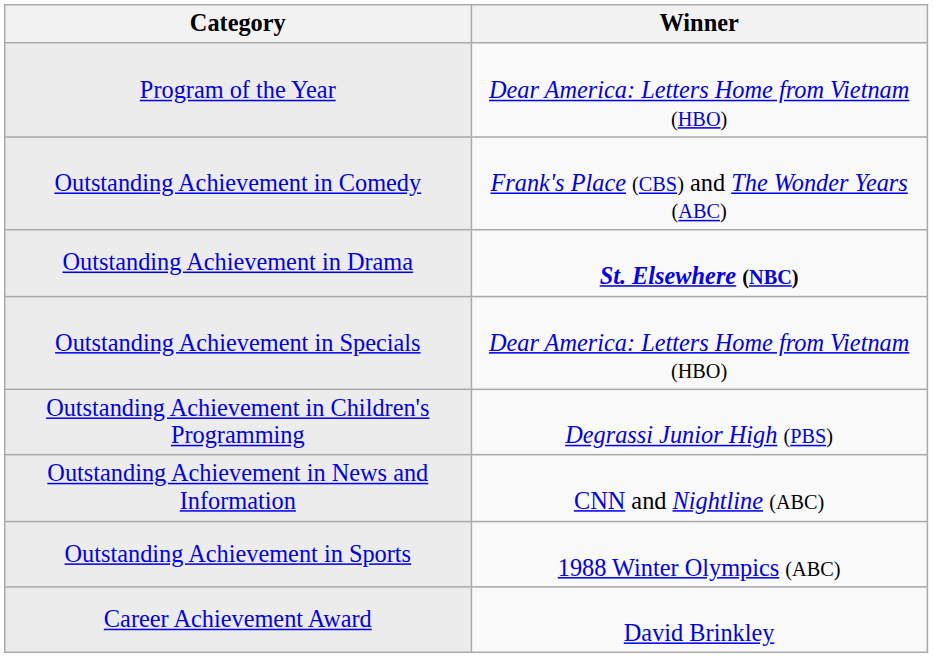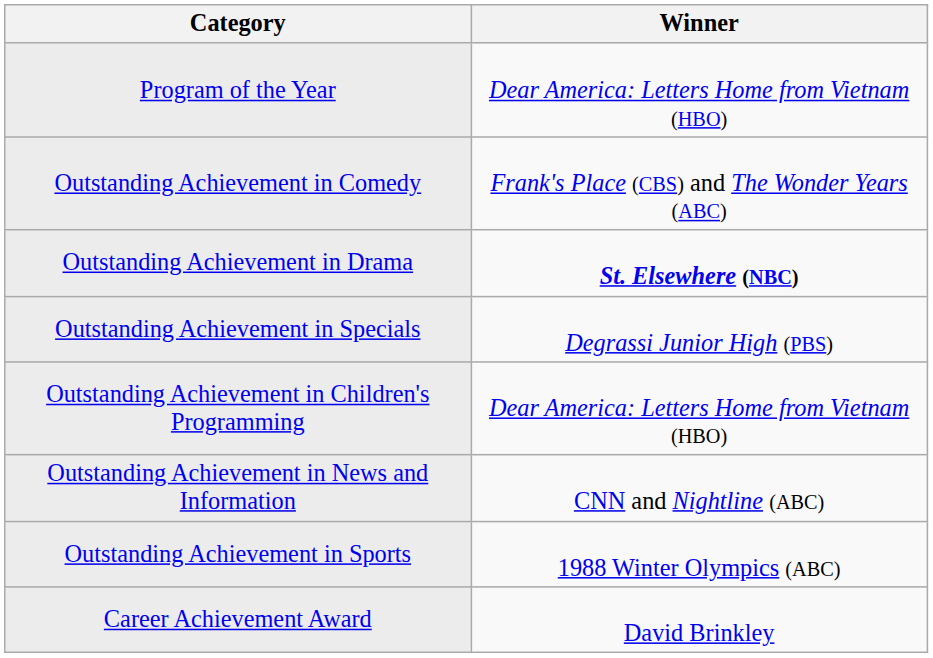(699, 355) Dear America: Letters Home from Vietnam (HBO) -> (699, 342) Degrassi Junior High (PBS)
(699, 435) Degrassi Junior High (PBS) -> (699, 421) Dear America: Letters Home from Vietnam (HBO)
